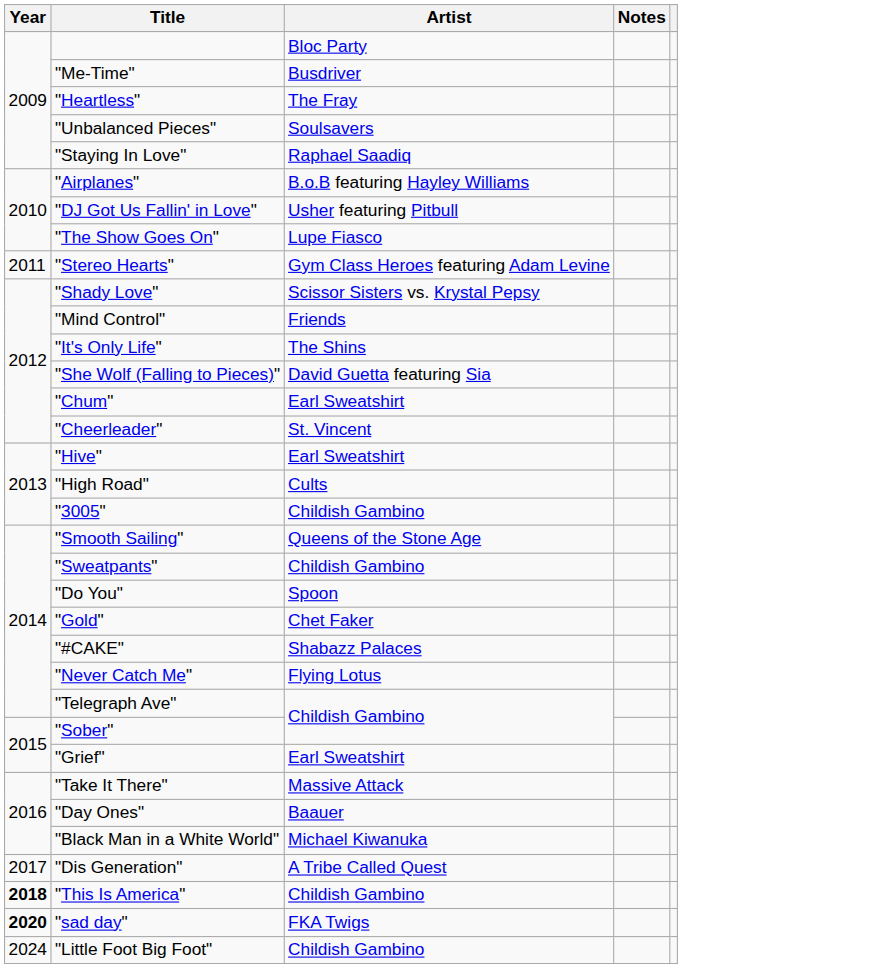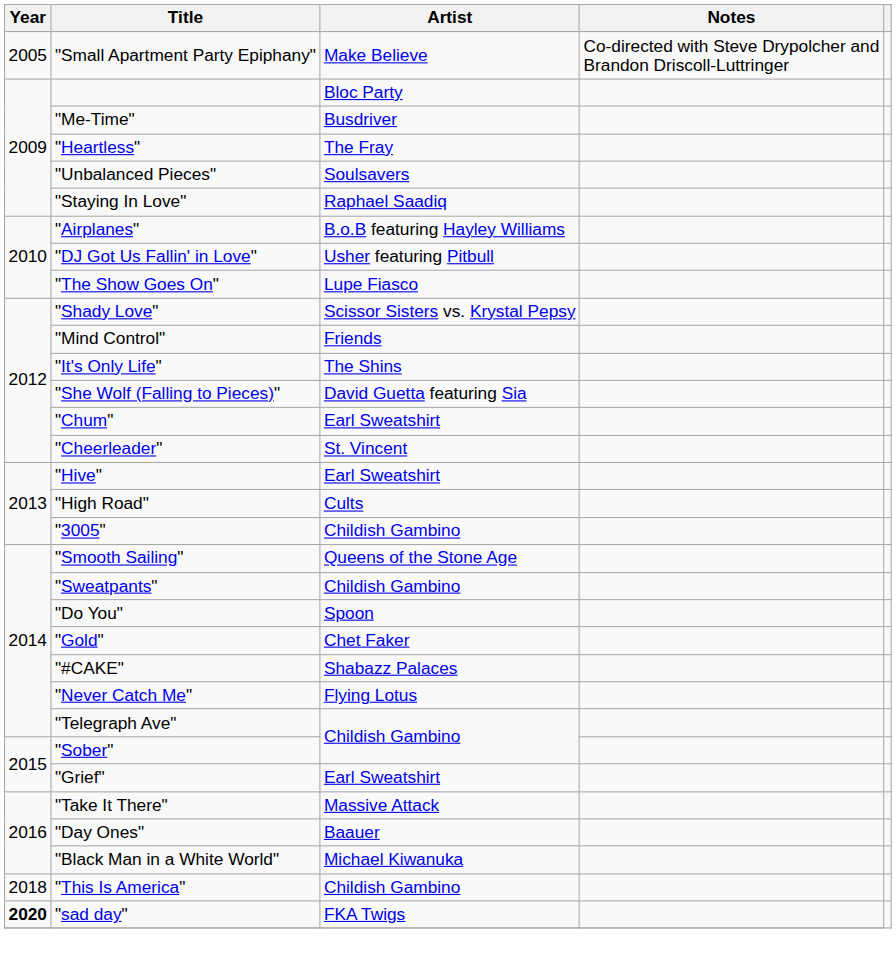+ row: (185, 55)
- row: (114, 264)
- row: (119, 867)
(28, 895) bold -> (28, 887) normal
- row: (134, 949)
